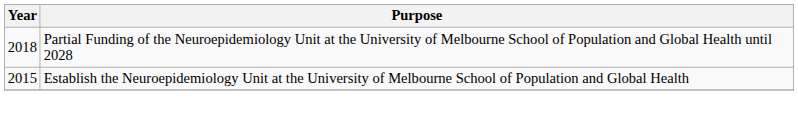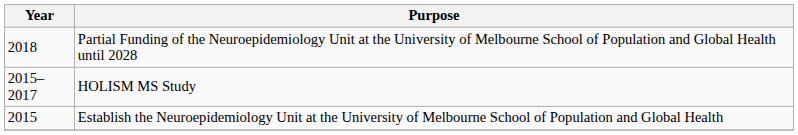+ row: (137, 86)
